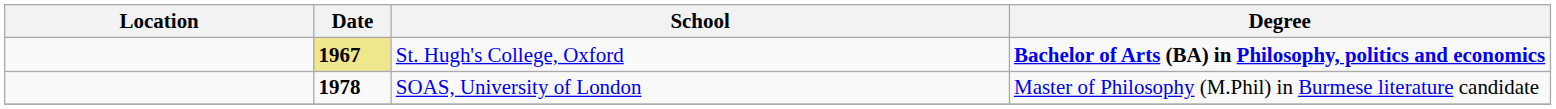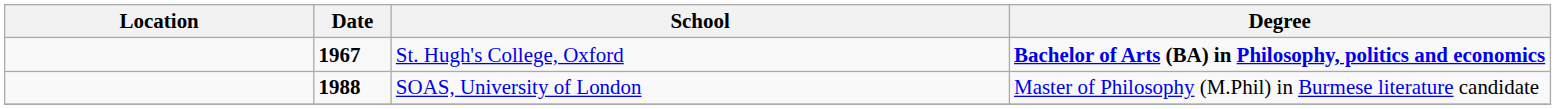(340, 54) khaki background -> (340, 54) no background
(340, 87) 1978 -> (340, 87) 1988
